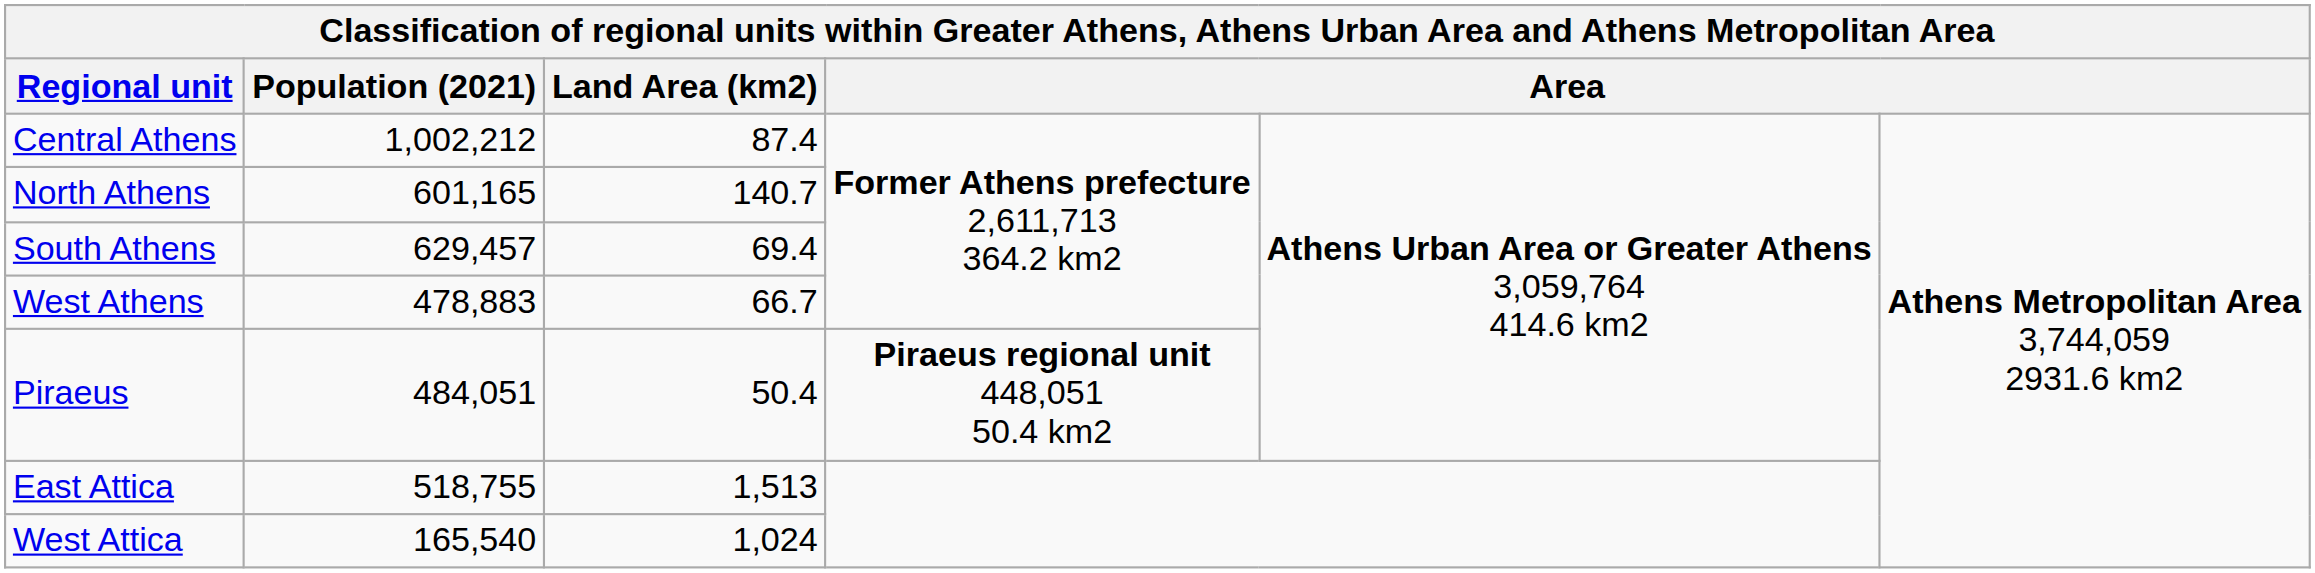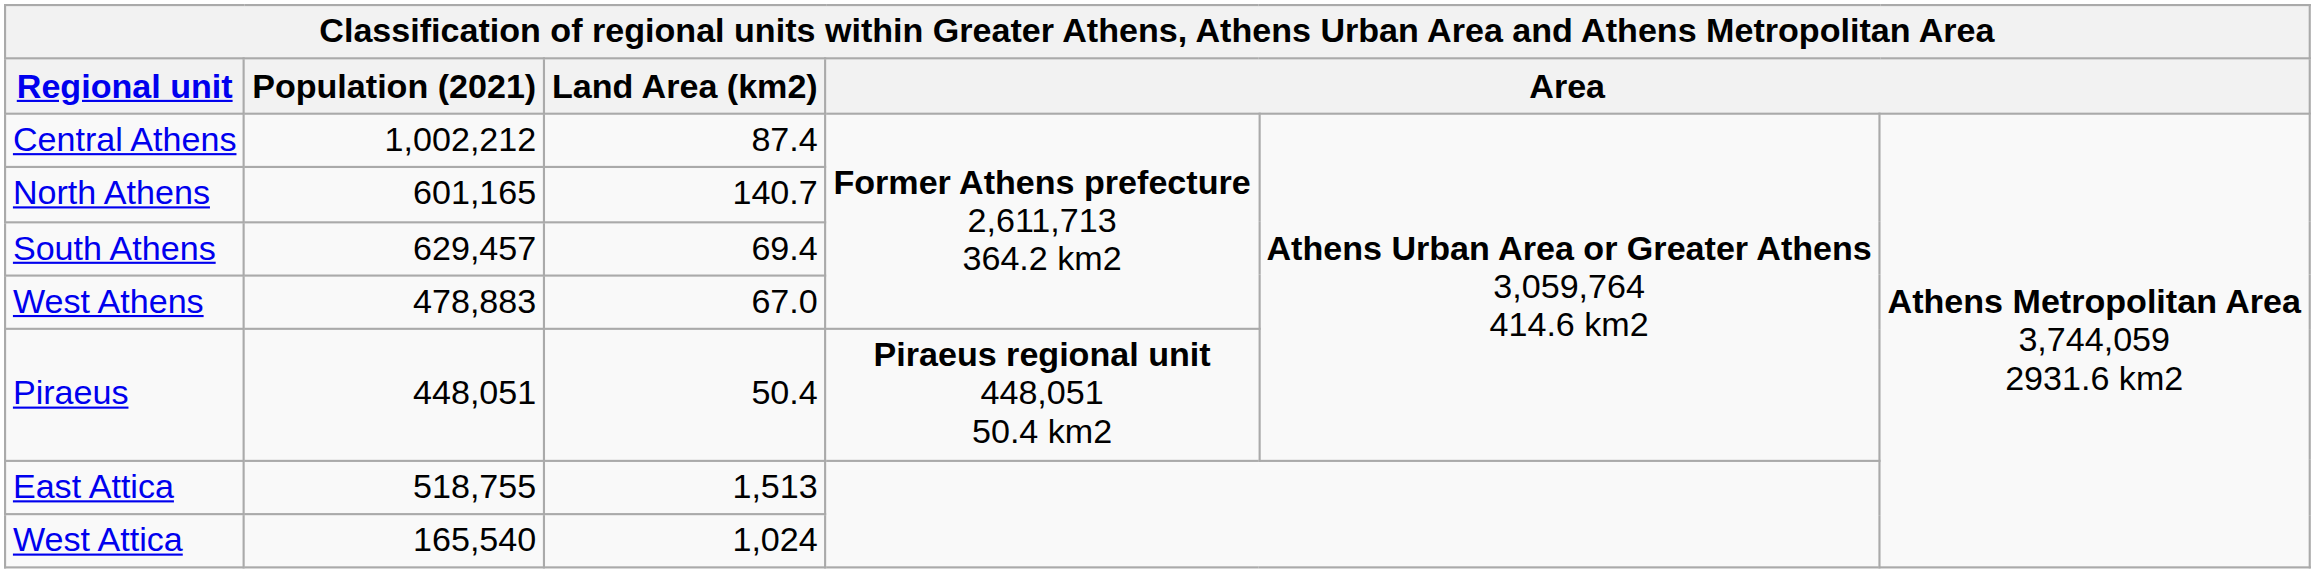(785, 301) 66.7 -> (785, 301) 67.0
(475, 394) 484,051 -> (475, 394) 448,051
